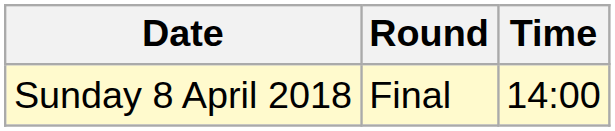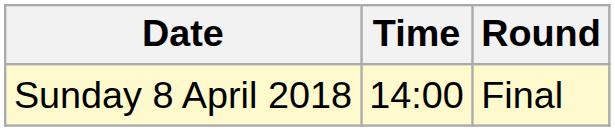columns swapped: (553, 34) <-> (429, 34)
